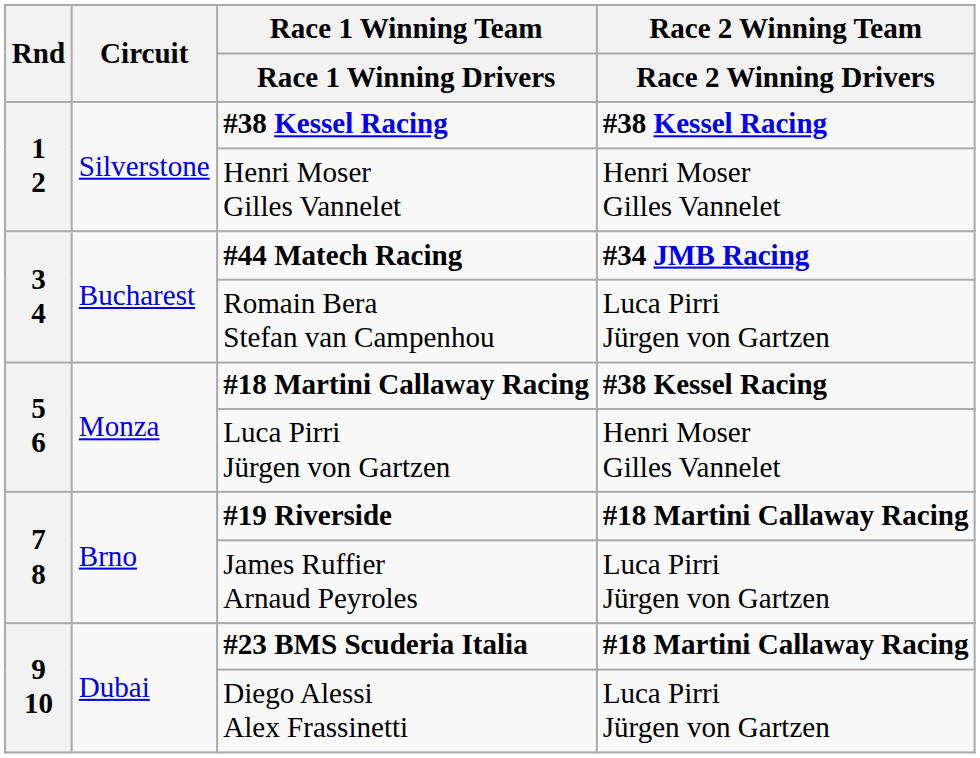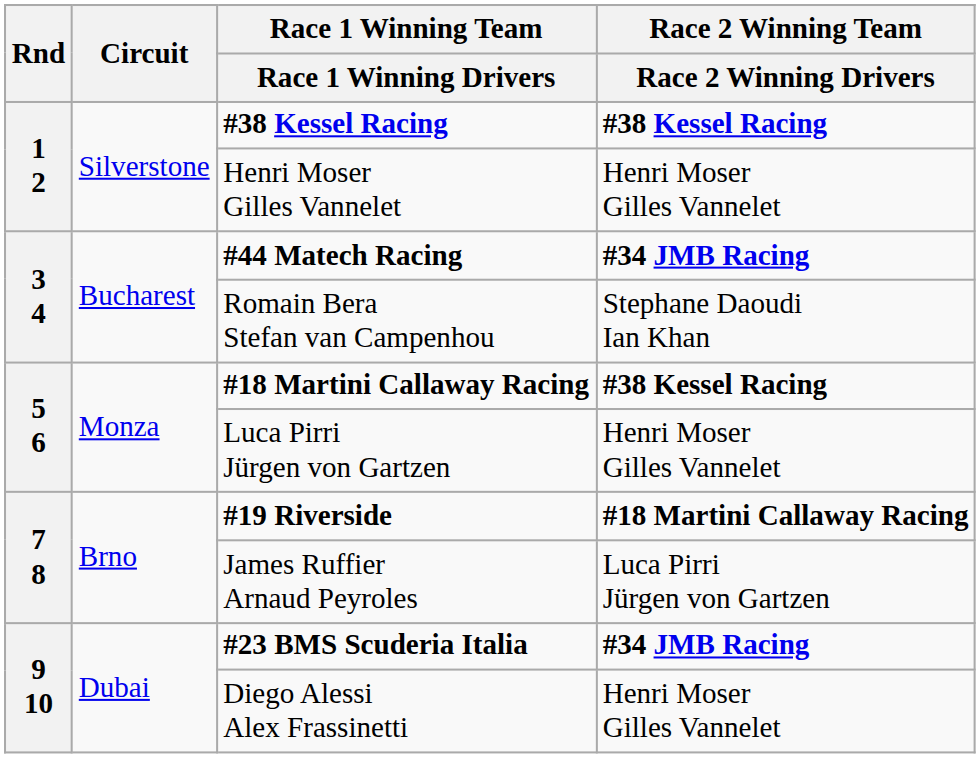(716, 320) Luca Pirri Jürgen von Gartzen -> (702, 320) Stephane Daoudi Ian Khan
(786, 645) #18 Martini Callaway Racing -> (706, 645) #34 JMB Racing
(716, 711) Luca Pirri Jürgen von Gartzen -> (692, 711) Henri Moser Gilles Vannelet
